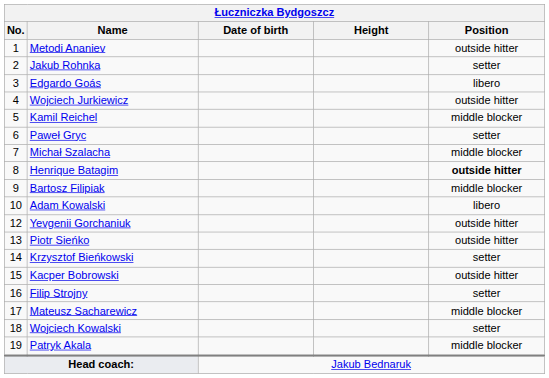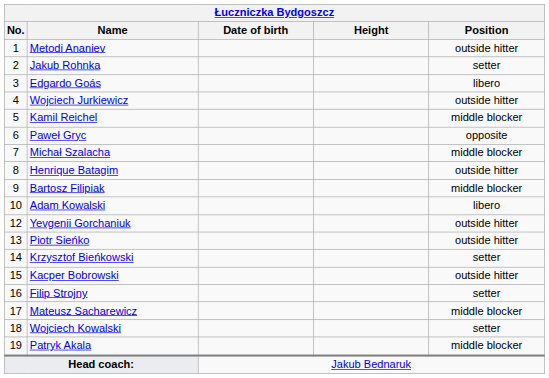(487, 135) setter -> (487, 135) opposite
(487, 170) bold -> (487, 170) normal
